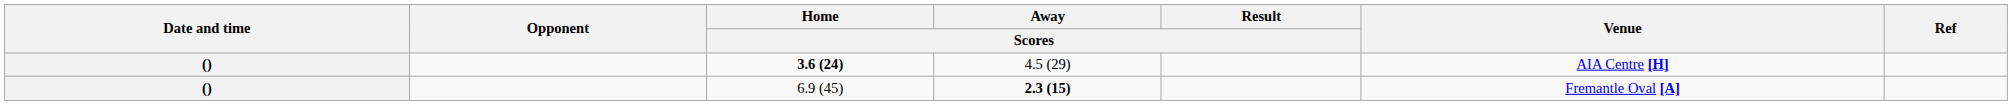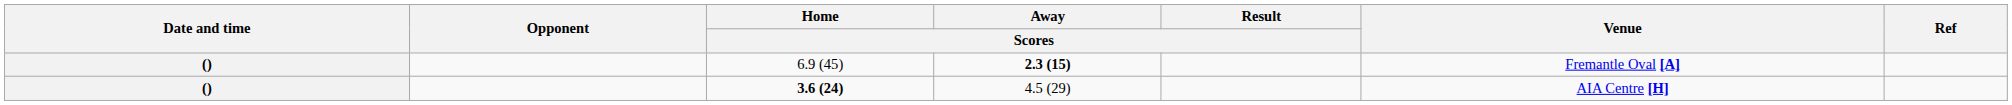rows swapped: (820, 64) <-> (820, 88)
